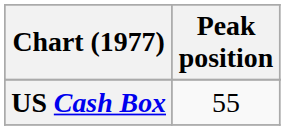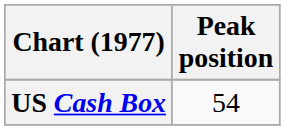(226, 102) 55 -> (226, 102) 54
